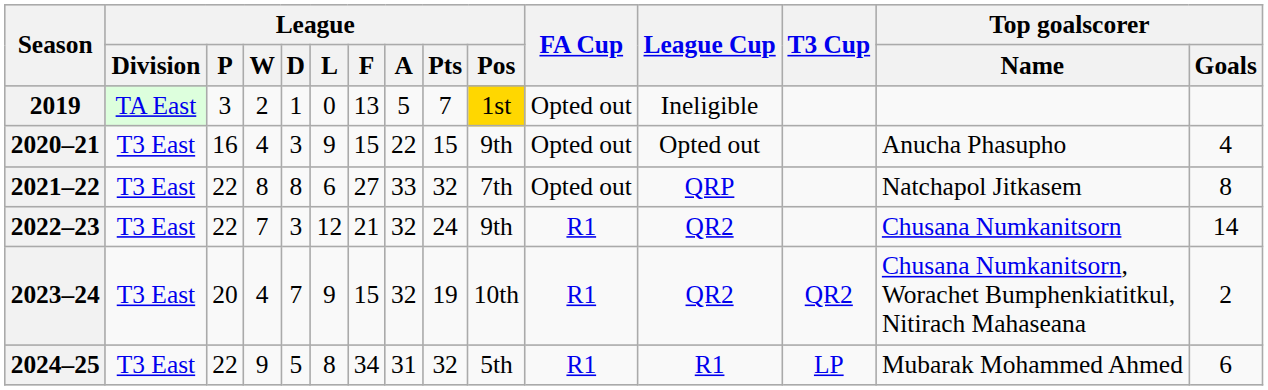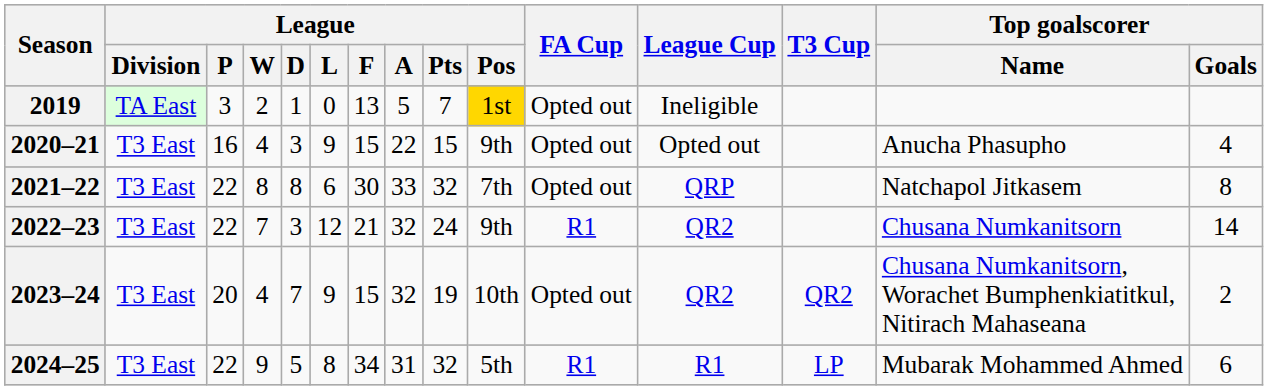(367, 186) 27 -> (367, 186) 30
(581, 295) R1 -> (581, 295) Opted out
